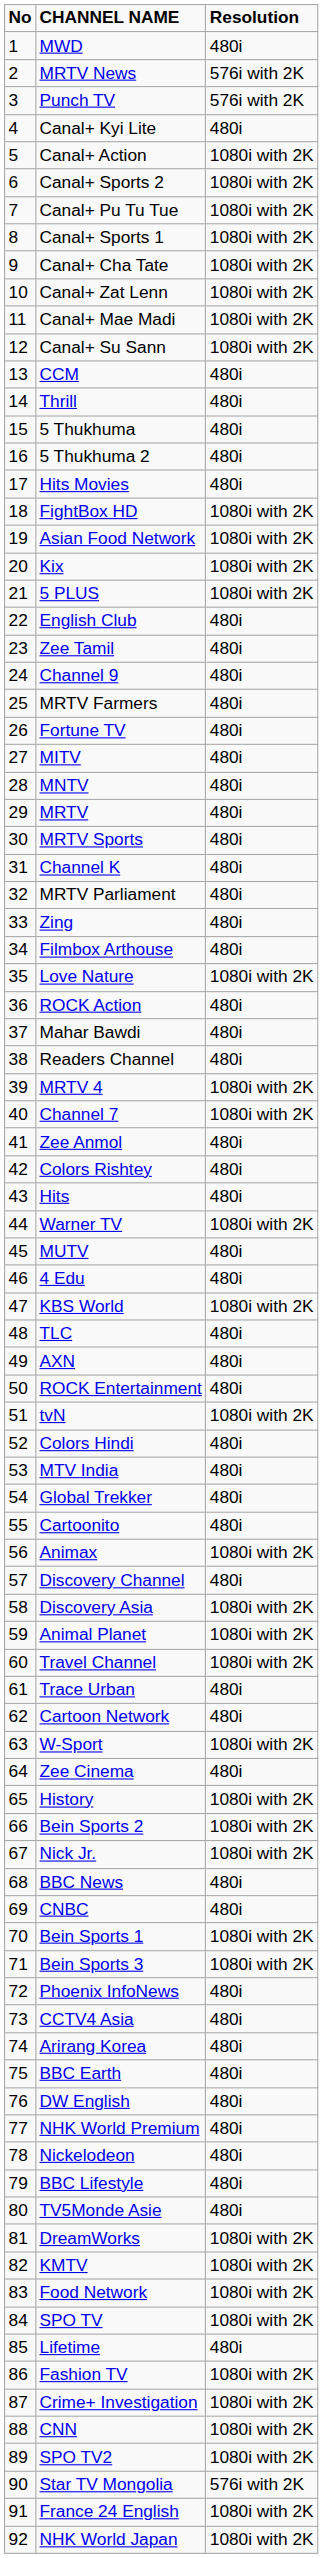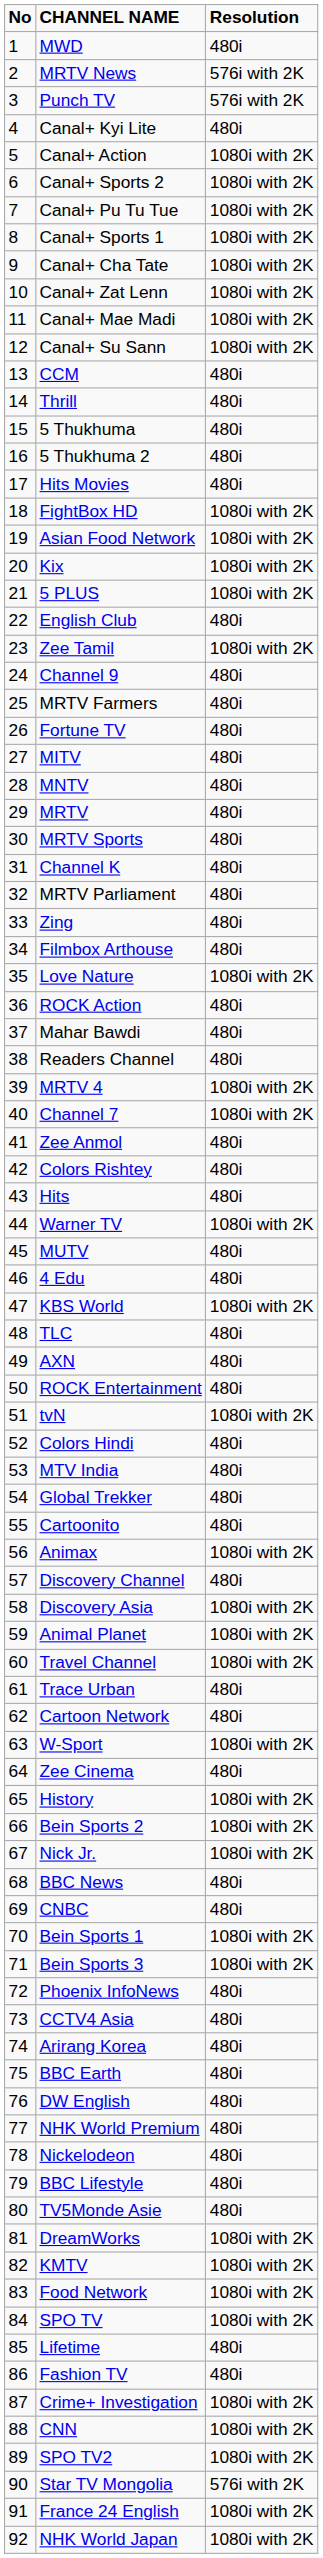(226, 648) 480i -> (262, 648) 1080i with 2K
(262, 2375) 1080i with 2K -> (226, 2375) 480i
